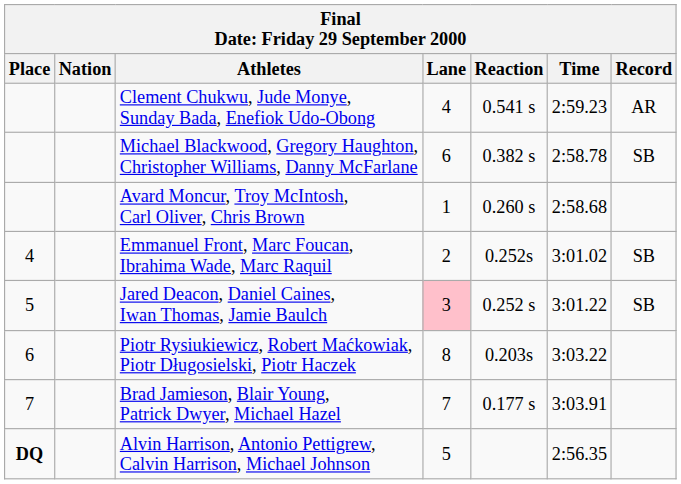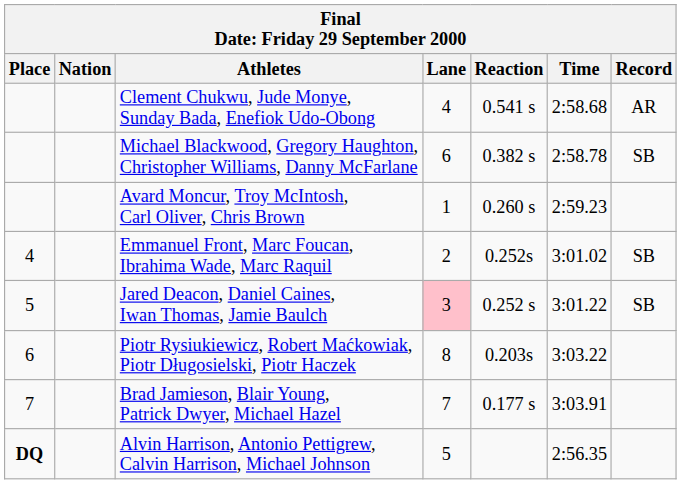(579, 107) 2:59.23 -> (579, 107) 2:58.68
(579, 206) 2:58.68 -> (579, 206) 2:59.23
